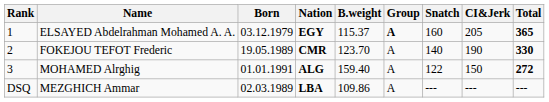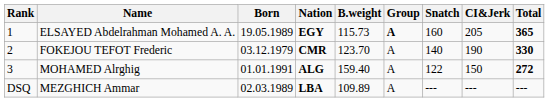(267, 32) 03.12.1979 -> (267, 32) 19.05.1989
(354, 32) 115.37 -> (354, 32) 115.73
(267, 50) 19.05.1989 -> (267, 50) 03.12.1979
(354, 87) 109.86 -> (354, 87) 109.89
